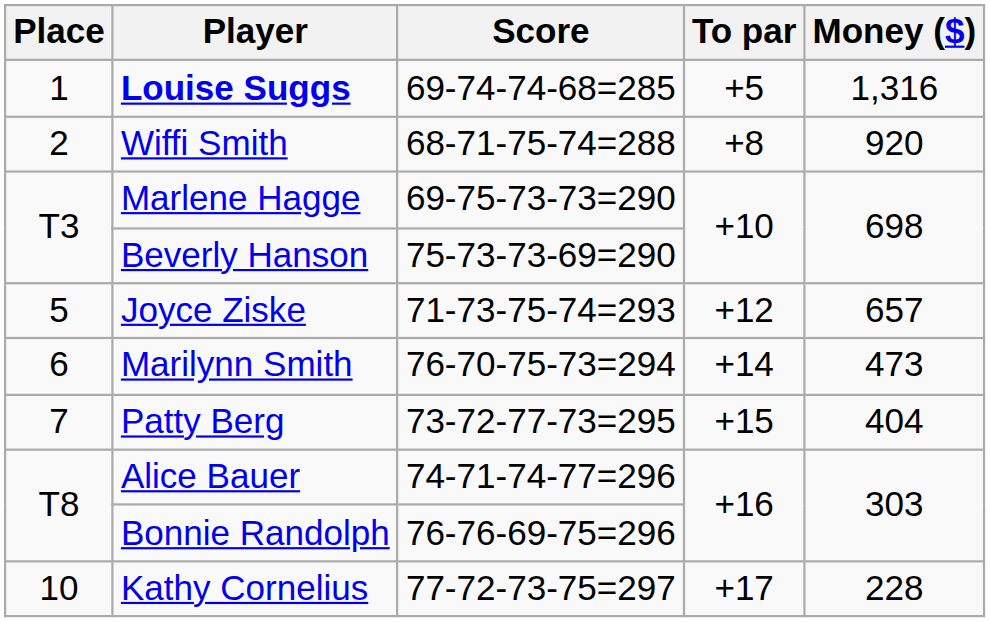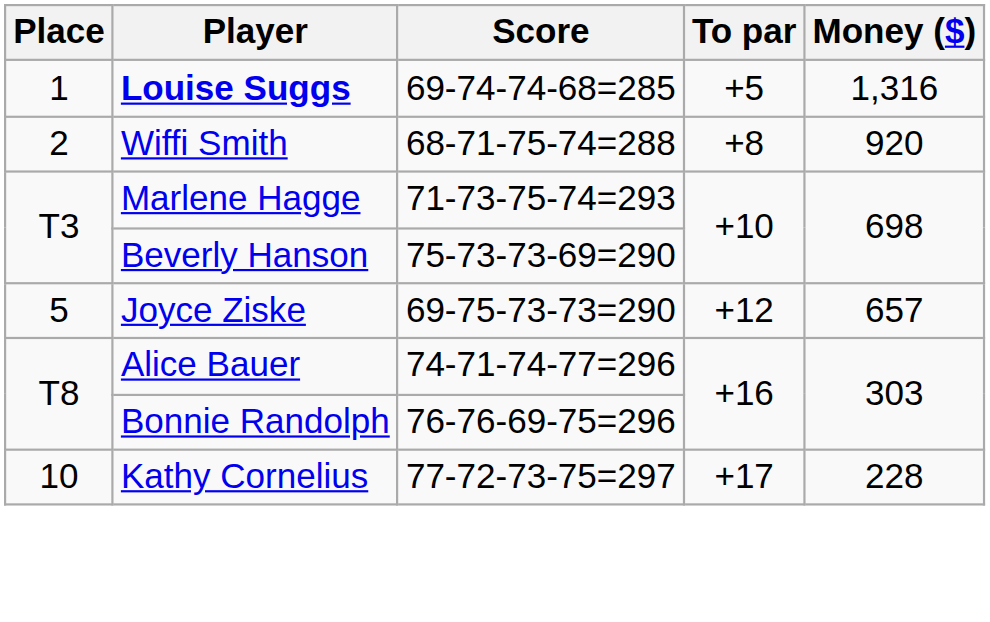(541, 198) 69-75-73-73=290 -> (541, 198) 71-73-75-74=293
(541, 310) 71-73-75-74=293 -> (541, 310) 69-75-73-73=290
- row: (237, 365)
- row: (203, 421)
